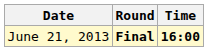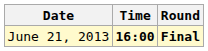columns swapped: (180, 15) <-> (135, 15)
